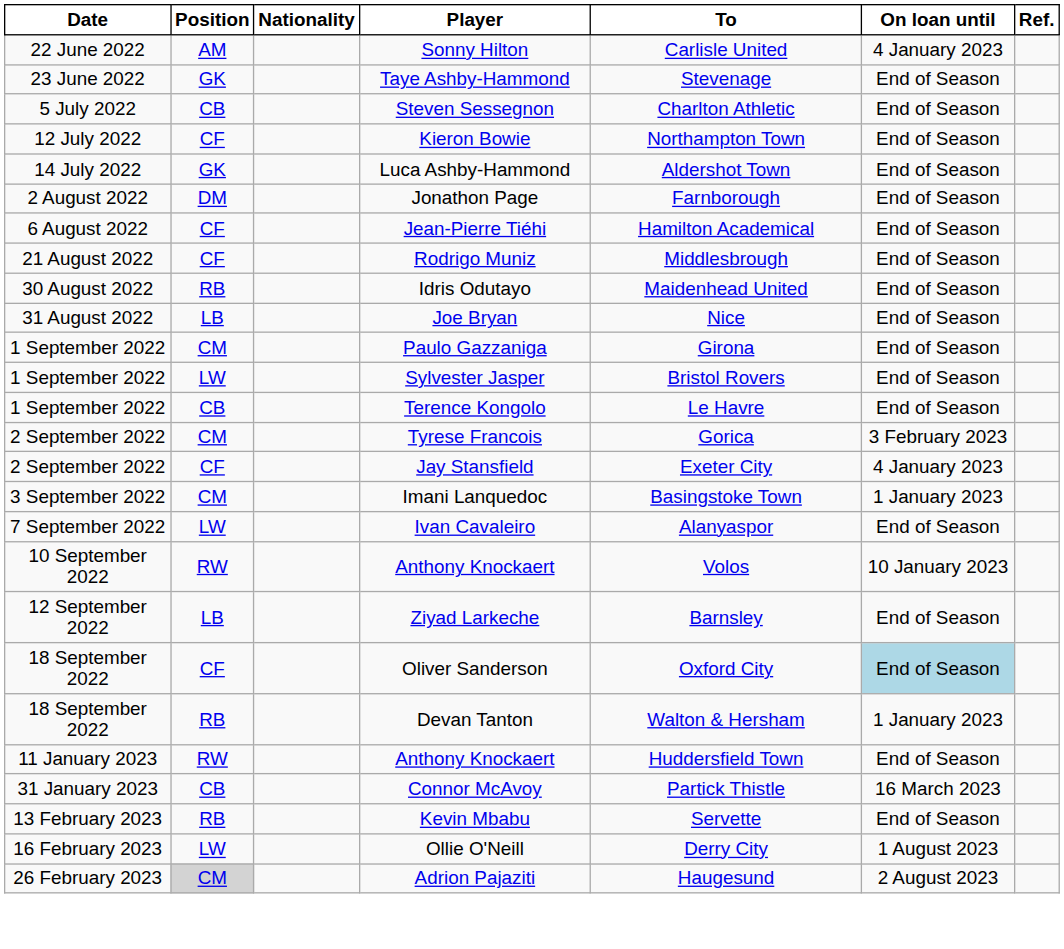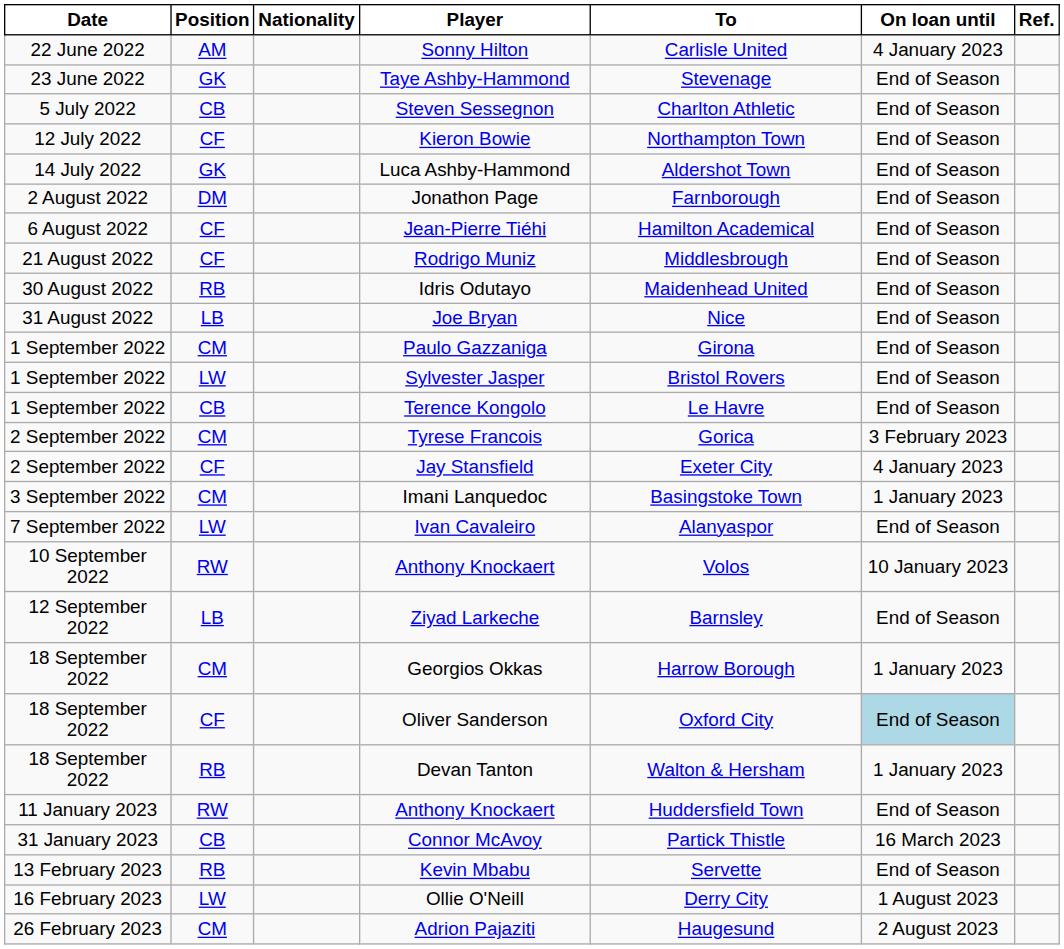+ row: (88, 668)
(212, 879) lightgrey background -> (212, 929) no background
